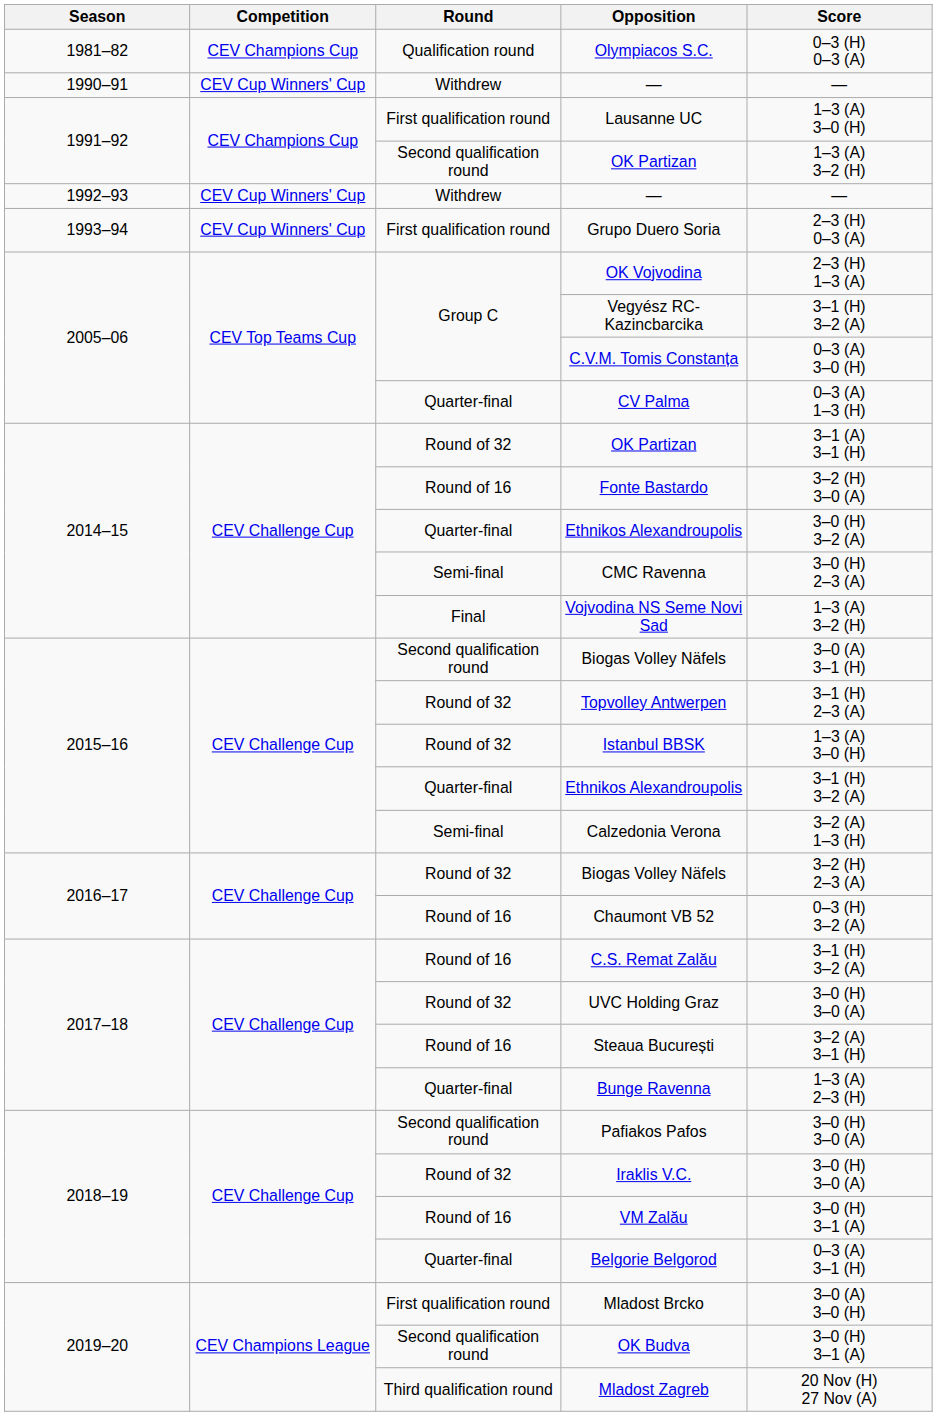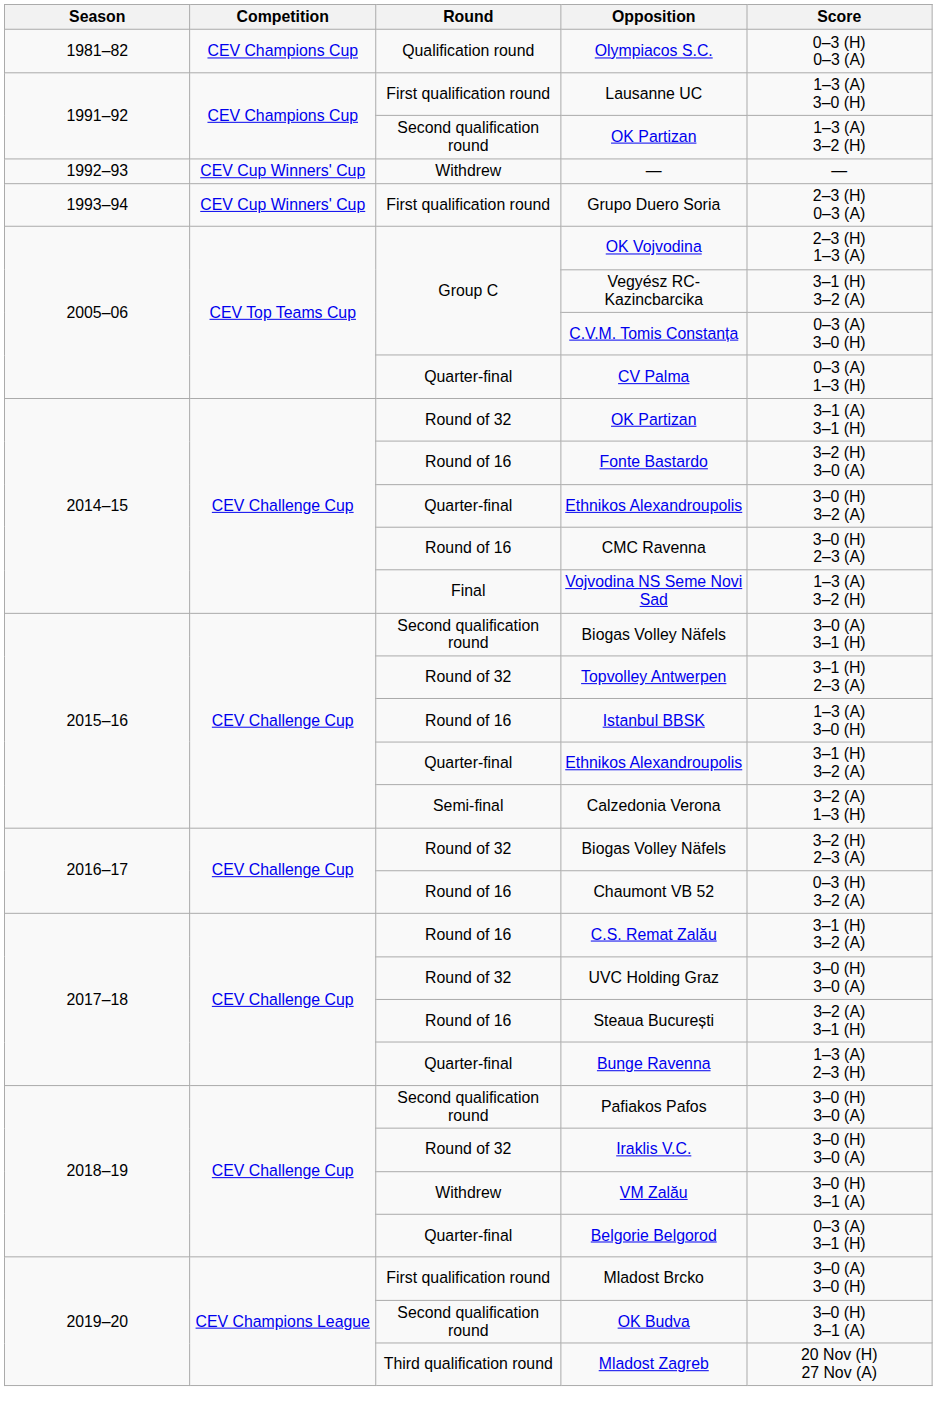- row: (97, 85)
(468, 573) Semi-final -> (468, 548) Round of 16
(468, 745) Round of 32 -> (468, 720) Round of 16
(468, 1217) Round of 16 -> (468, 1192) Withdrew
